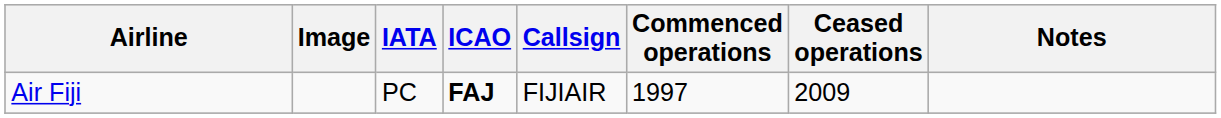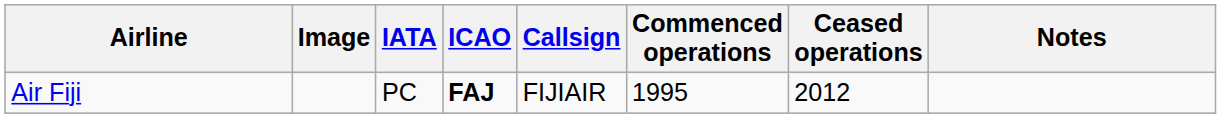(660, 92) 1997 -> (660, 92) 1995
(822, 92) 2009 -> (822, 92) 2012
